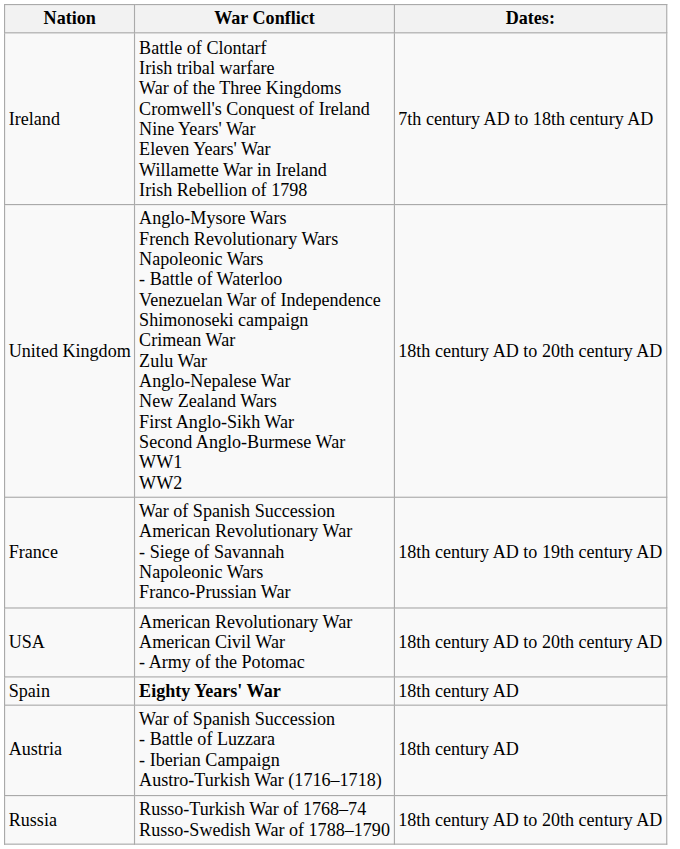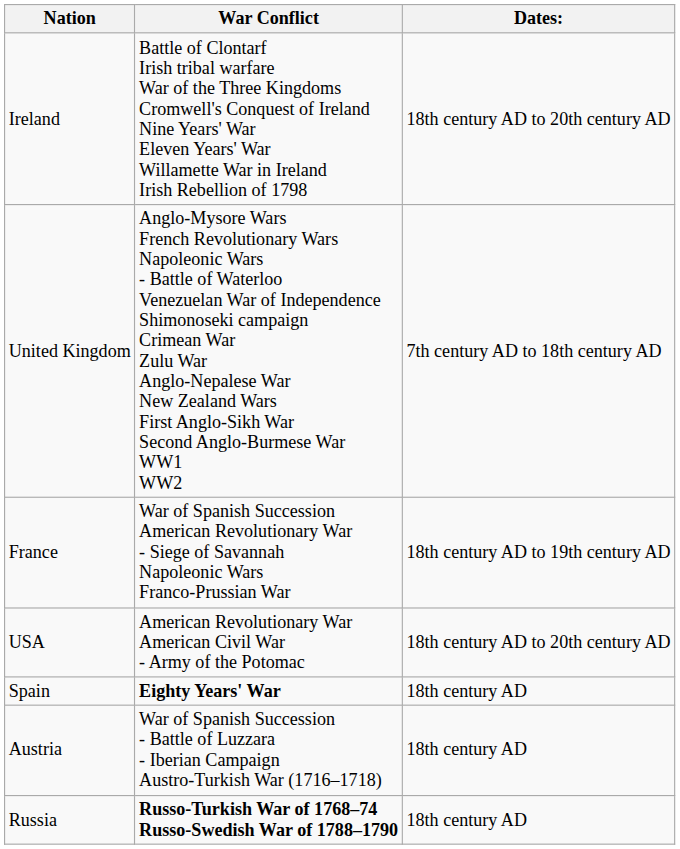(526, 118) 7th century AD to 18th century AD -> (539, 118) 18th century AD to 20th century AD
(530, 350) 18th century AD to 20th century AD -> (534, 350) 7th century AD to 18th century AD
(265, 819) normal -> (269, 819) bold
(530, 819) 18th century AD to 20th century AD -> (467, 819) 18th century AD
